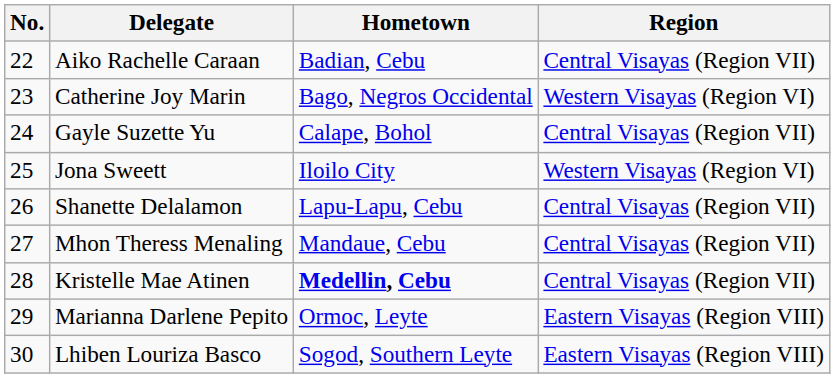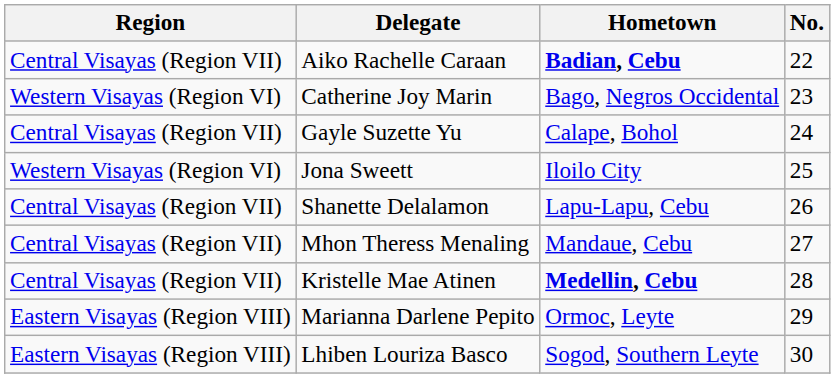columns swapped: (27, 22) <-> (684, 22)
(362, 59) normal -> (613, 59) bold
